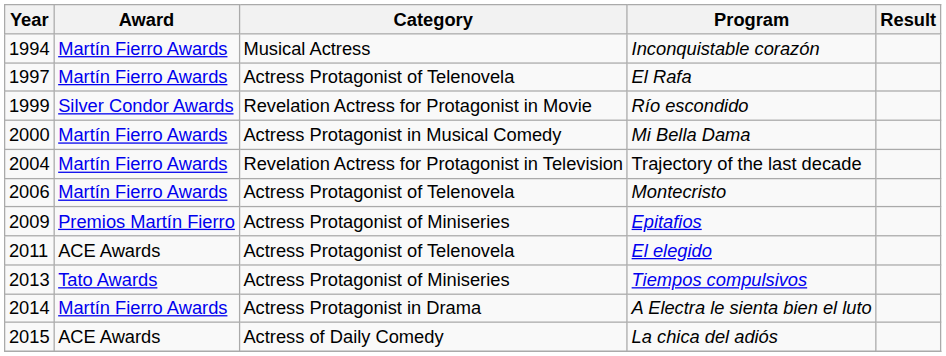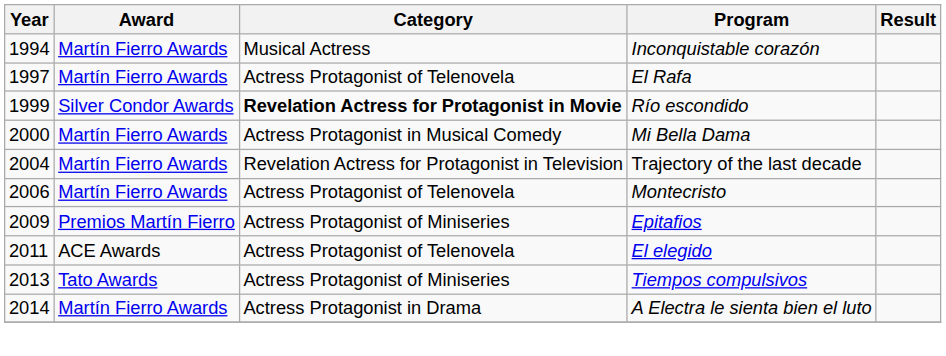(418, 106) normal -> (432, 106) bold
- row: (705, 337)
